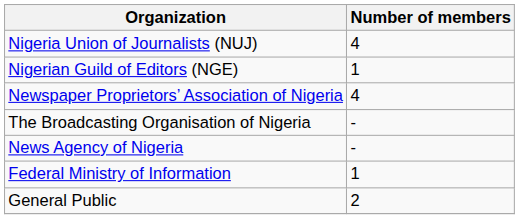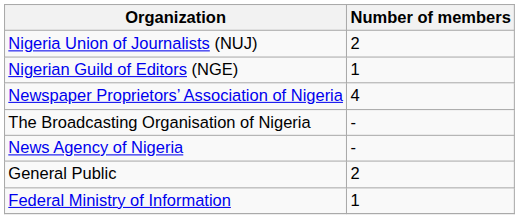(355, 43) 4 -> (355, 43) 2
rows swapped: (120, 174) <-> (62, 200)
